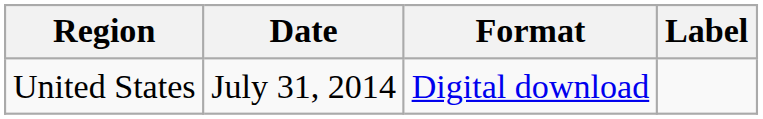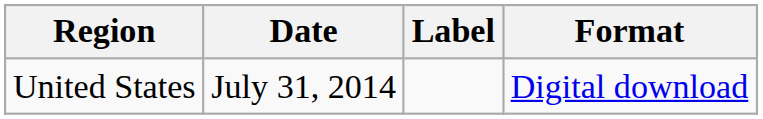columns swapped: (530, 31) <-> (707, 31)
